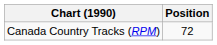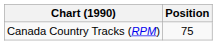(187, 31) 72 -> (187, 31) 75
